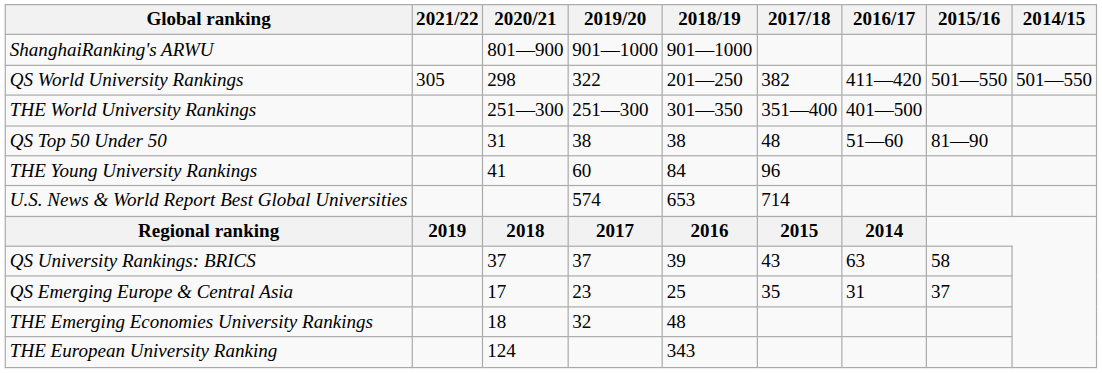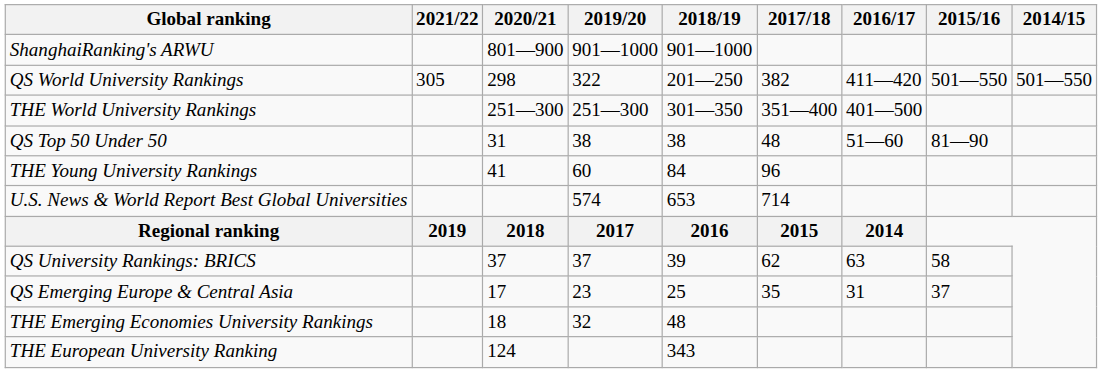(771, 261) 43 -> (771, 261) 62
